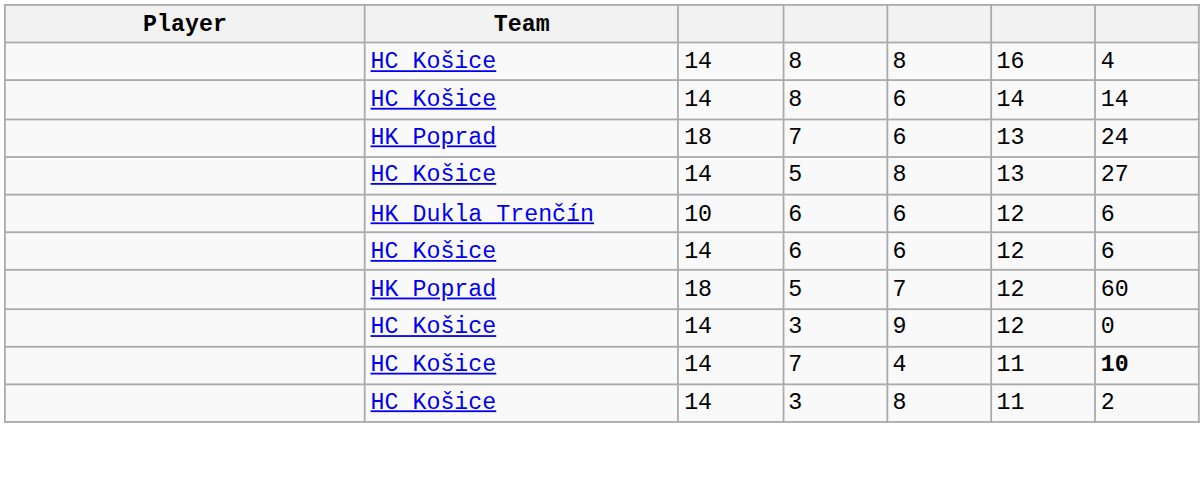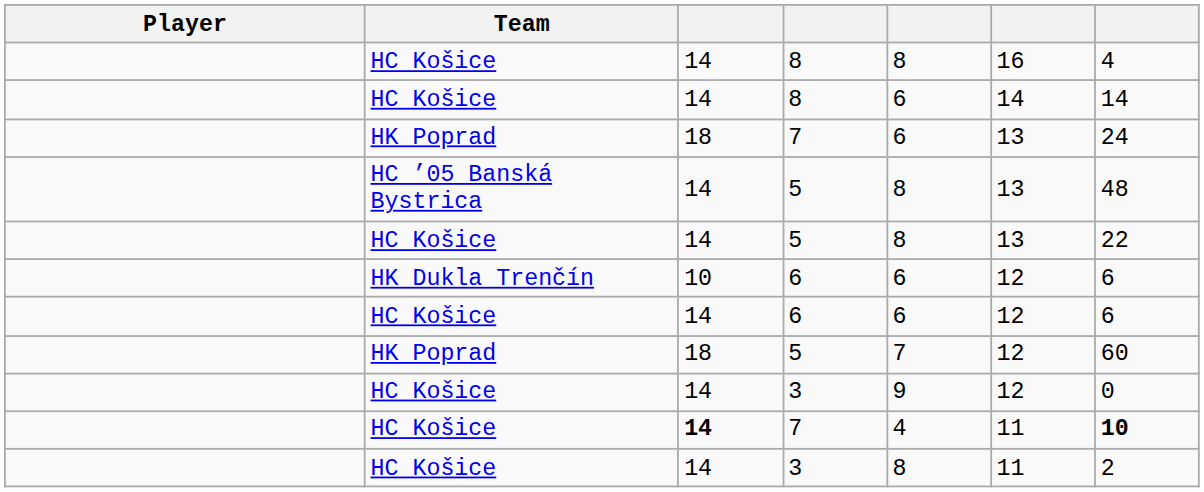+ row: (461, 189)
(1115, 176) 27 -> (1115, 240) 22
(698, 365) normal -> (698, 430) bold
